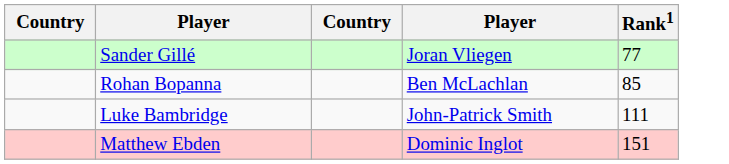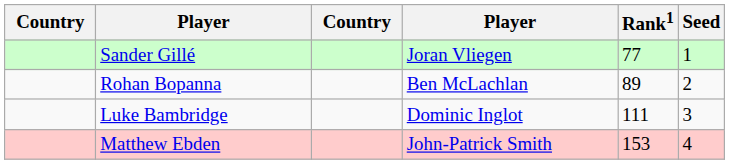+ column: (701, 22)
(631, 84) 85 -> (631, 84) 89
(479, 114) John-Patrick Smith -> (465, 114) Dominic Inglot
(465, 144) Dominic Inglot -> (479, 144) John-Patrick Smith
(636, 144) 151 -> (636, 144) 153
